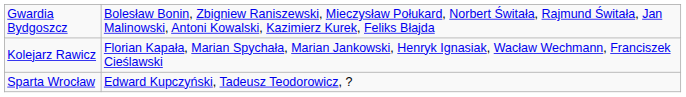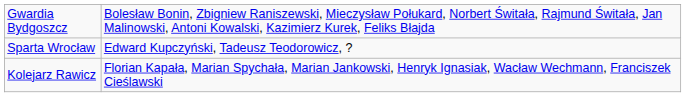rows swapped: (52, 55) <-> (51, 82)
